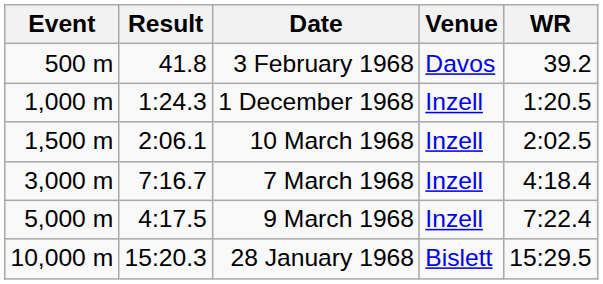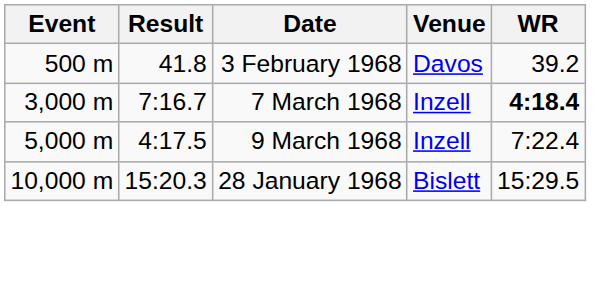- row: (316, 102)
- row: (332, 141)
(557, 180) normal -> (544, 102) bold
